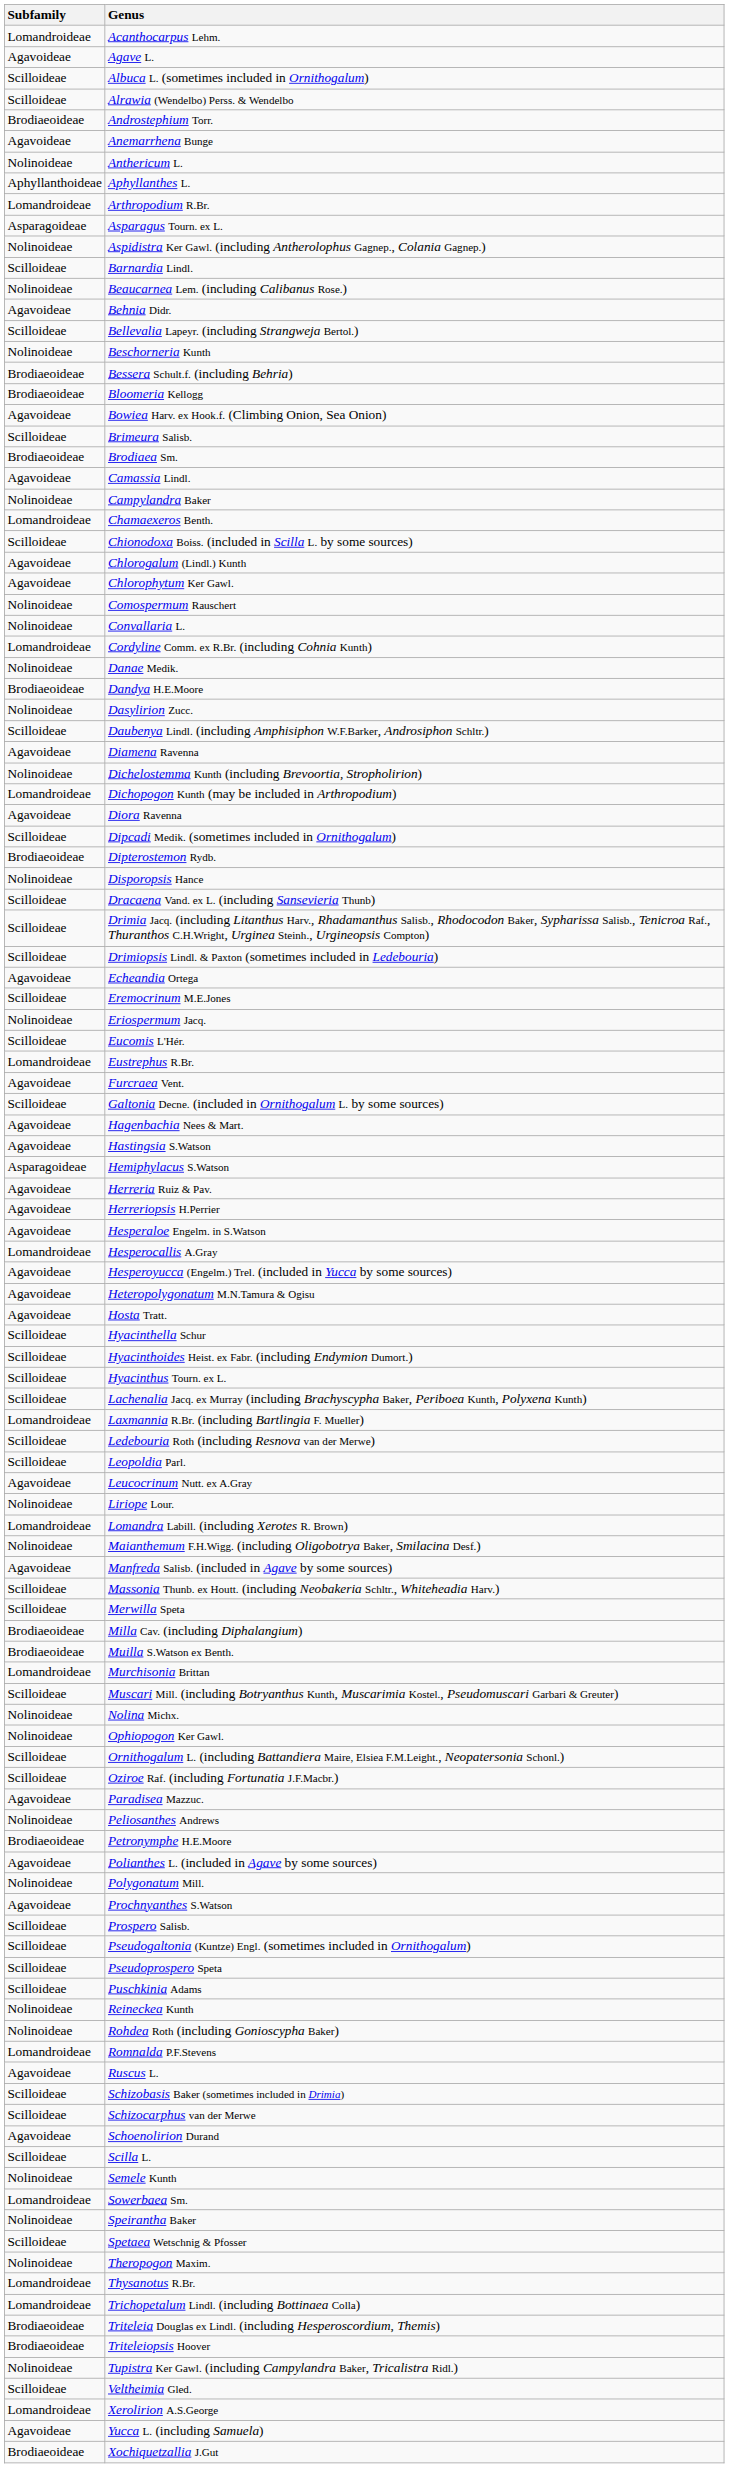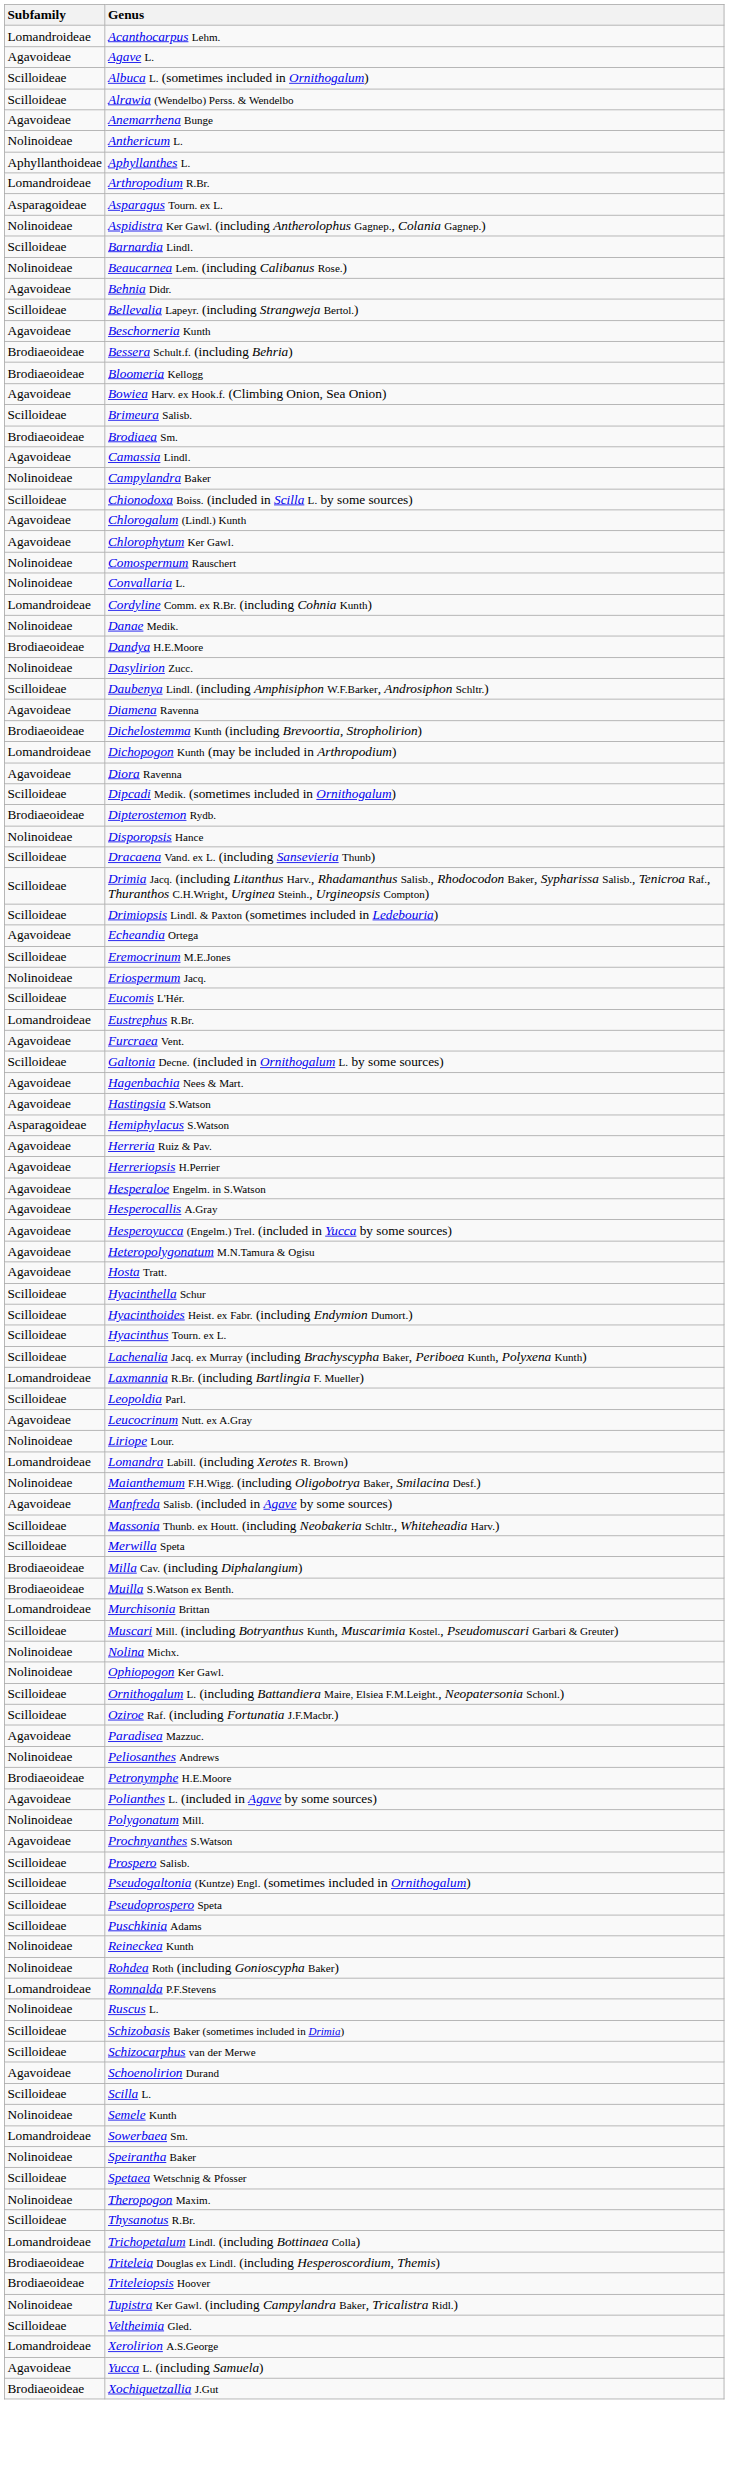- row: (161, 120)
(40, 352) Nolinoideae -> (39, 330) Agavoideae
- row: (161, 520)
(40, 773) Nolinoideae -> (46, 731) Brodiaeoideae
(49, 1251) Lomandroideae -> (39, 1209) Agavoideae
- row: (242, 1441)
(39, 2072) Agavoideae -> (40, 2009) Nolinoideae
(49, 2283) Lomandroideae -> (37, 2220) Scilloideae
